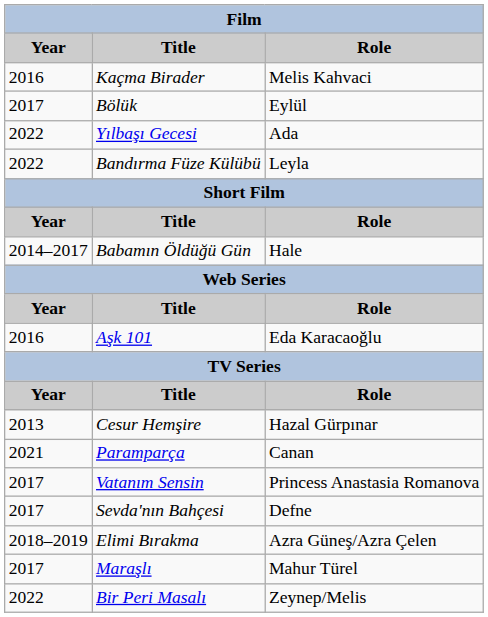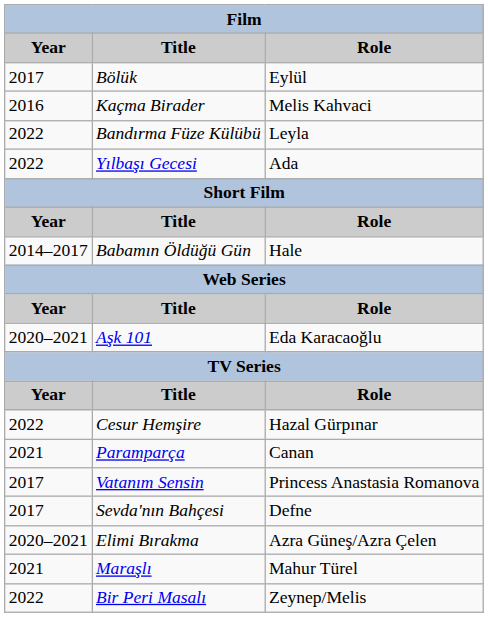rows swapped: (150, 76) <-> (116, 105)
rows swapped: (178, 163) <-> (146, 134)
(26, 336) 2016 -> (48, 336) 2020–2021
(26, 423) 2013 -> (26, 423) 2022
(48, 539) 2018–2019 -> (48, 539) 2020–2021
(26, 568) 2017 -> (26, 568) 2021
